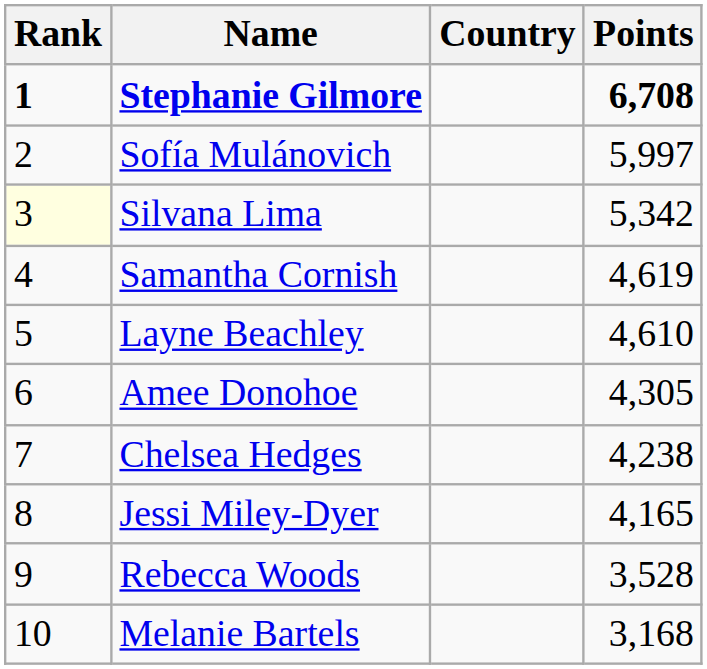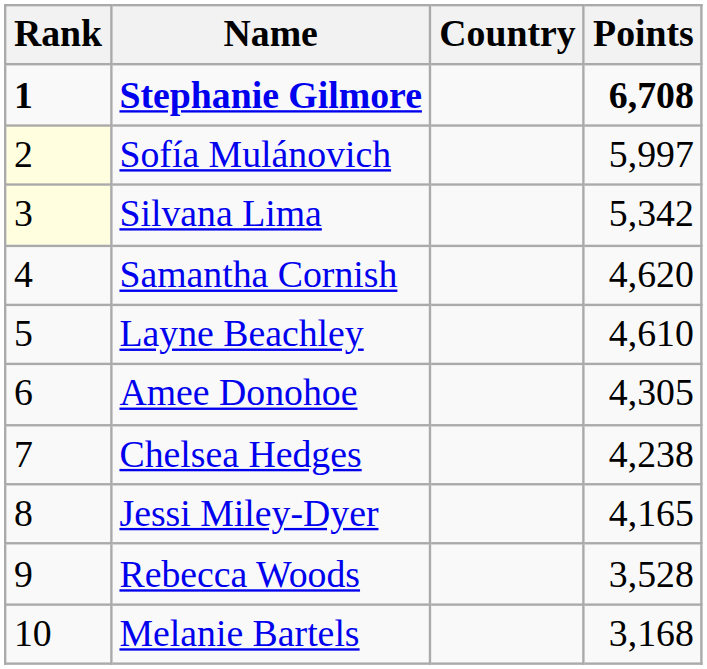(23, 154) no background -> (23, 154) lightyellow background
(651, 273) 4,619 -> (651, 273) 4,620
